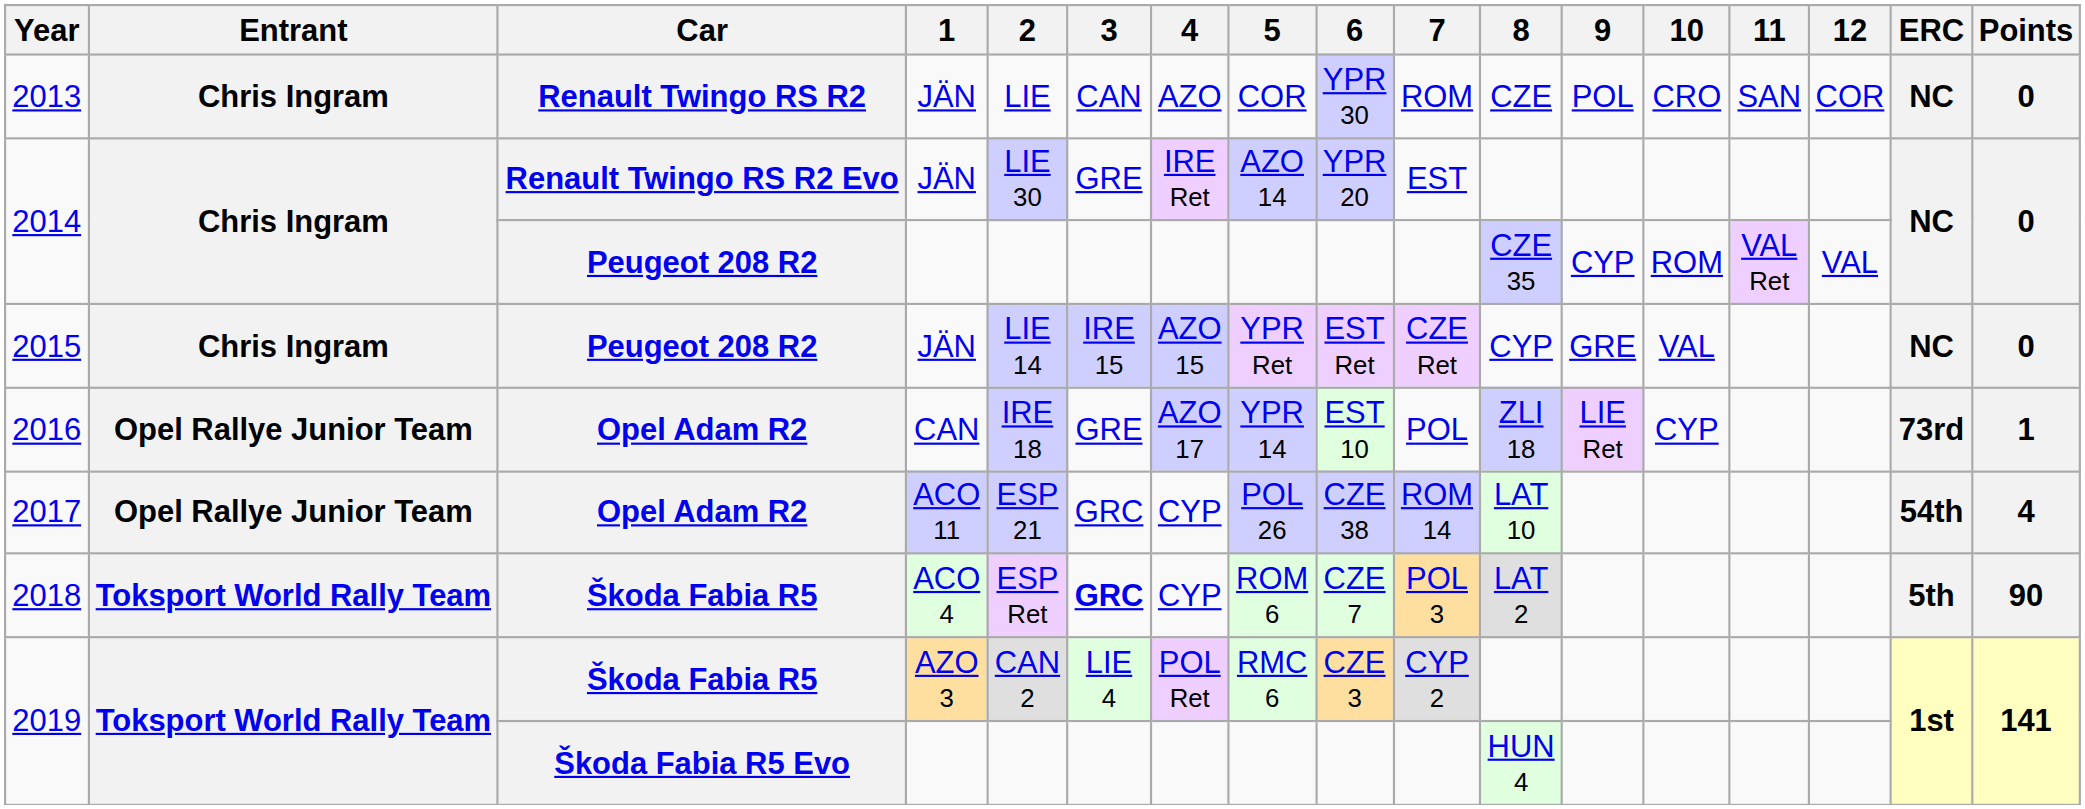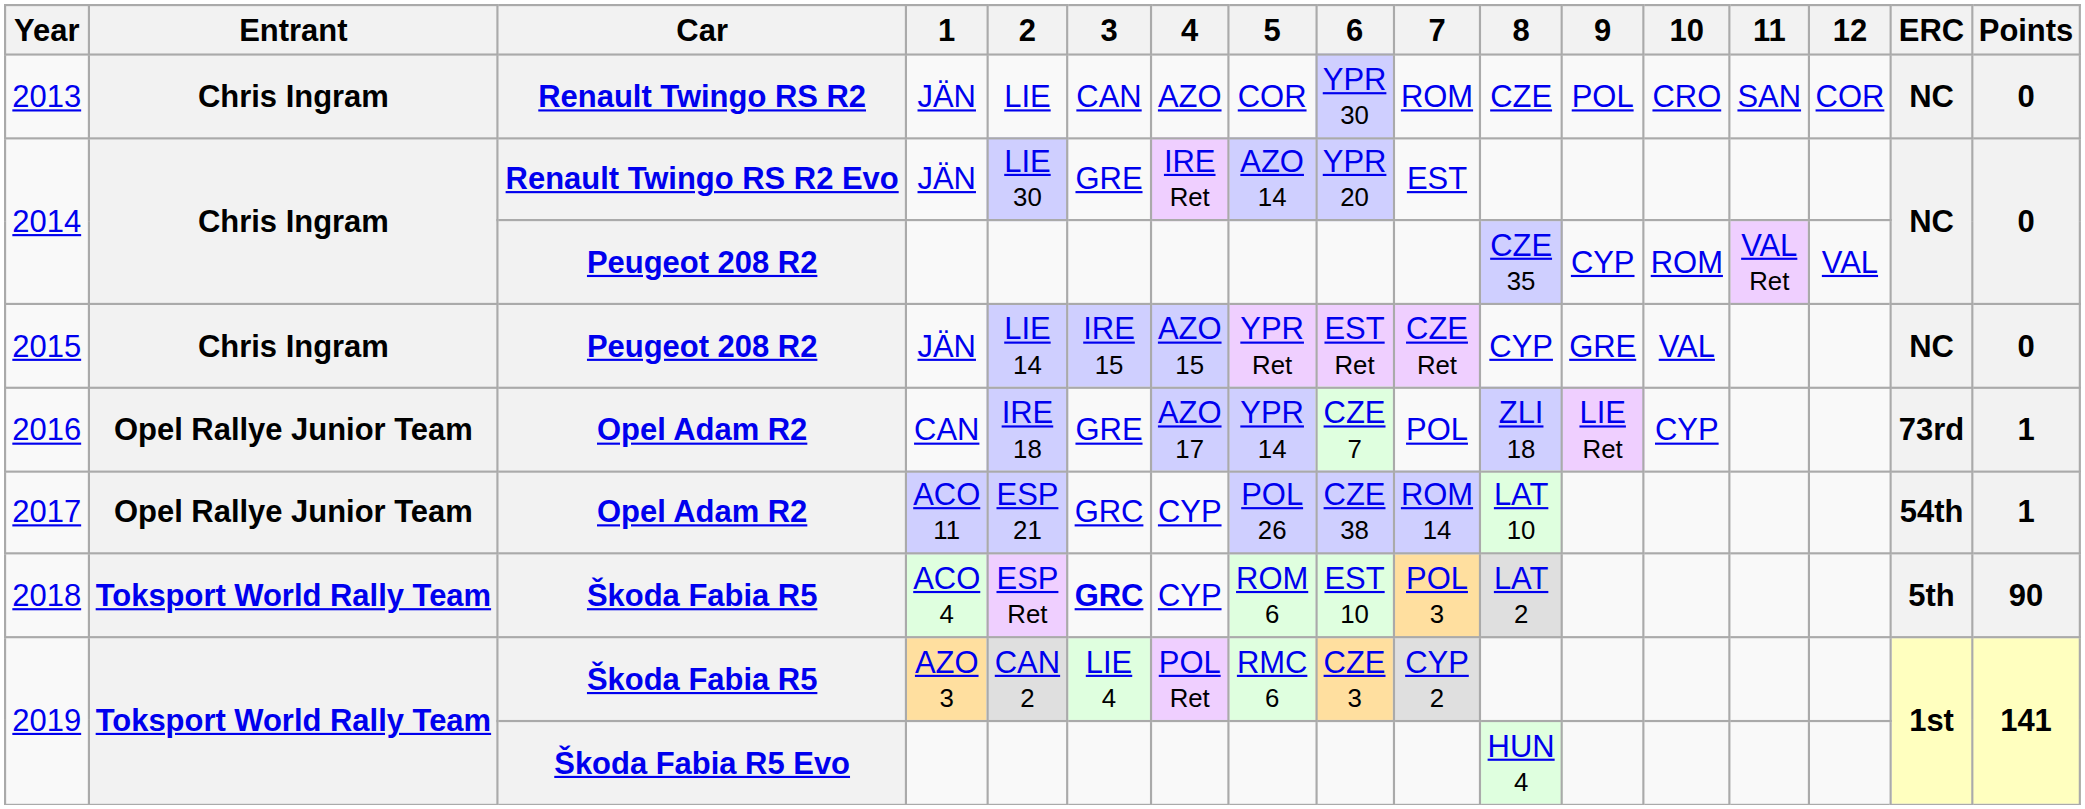(1355, 429) EST 10 -> (1355, 429) CZE 7
(2026, 513) 4 -> (2026, 513) 1
(1355, 596) CZE 7 -> (1355, 596) EST 10
